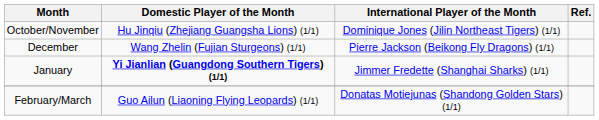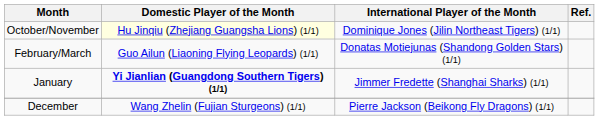(218, 30) no background -> (218, 30) lightyellow background
rows swapped: (53, 47) <-> (53, 100)
